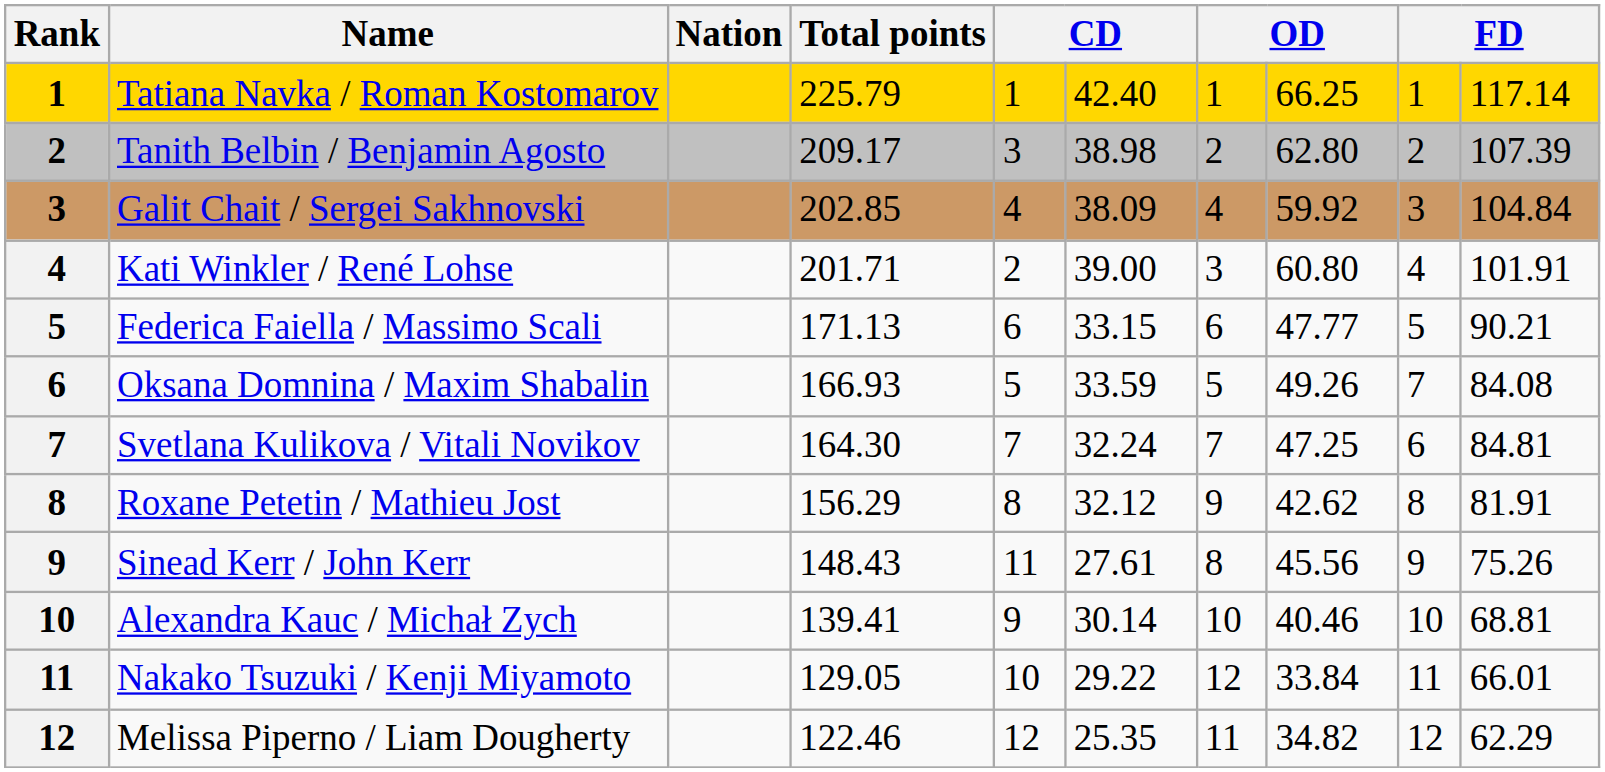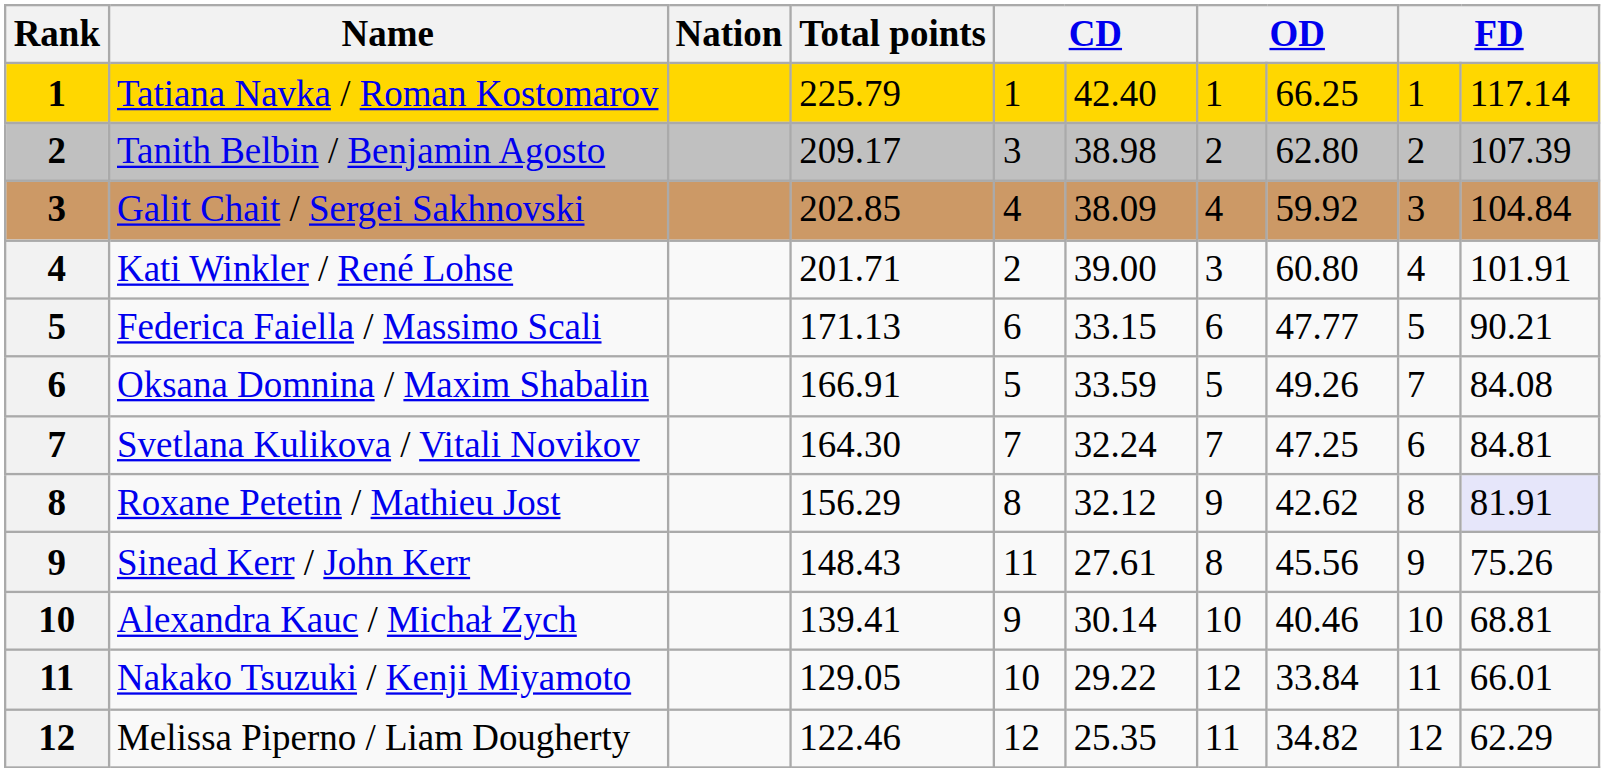(850, 385) 166.93 -> (850, 385) 166.91
(1511, 502) no background -> (1511, 502) lavender background
